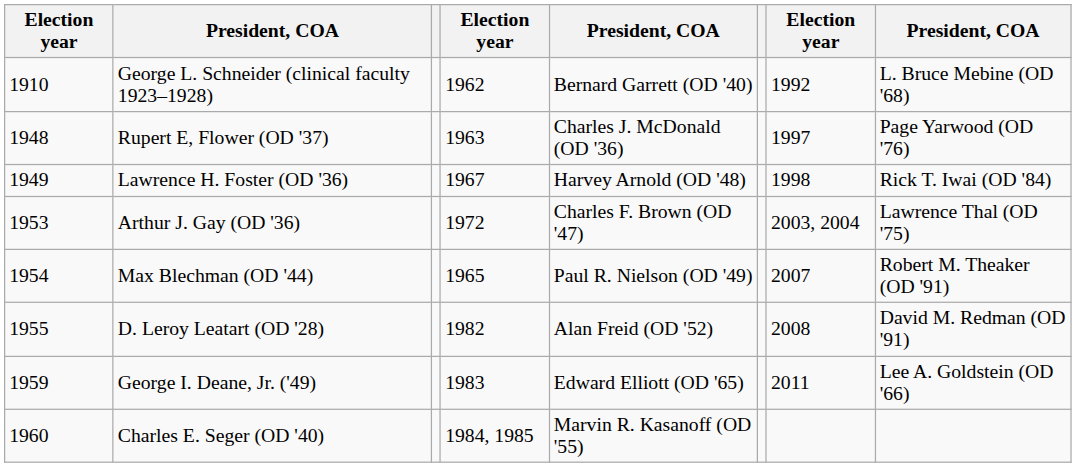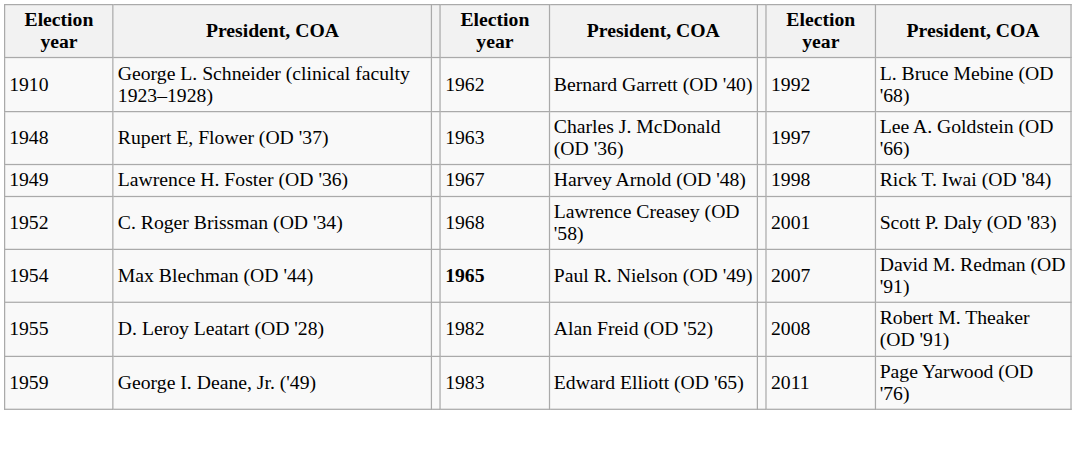(956, 137) Page Yarwood (OD '76) -> (967, 137) Lee A. Goldstein (OD '66)
+ row: (230, 222)
- row: (209, 222)
(465, 275) normal -> (465, 275) bold
(955, 275) Robert M. Theaker (OD '91) -> (973, 275) David M. Redman (OD '91)
(973, 329) David M. Redman (OD '91) -> (955, 329) Robert M. Theaker (OD '91)
(967, 382) Lee A. Goldstein (OD '66) -> (956, 382) Page Yarwood (OD '76)
- row: (221, 435)
